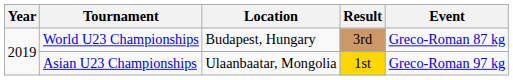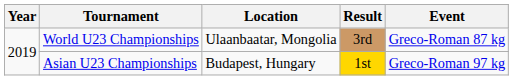(261, 40) Budapest, Hungary -> (271, 40) Ulaanbaatar, Mongolia
(271, 63) Ulaanbaatar, Mongolia -> (261, 63) Budapest, Hungary
